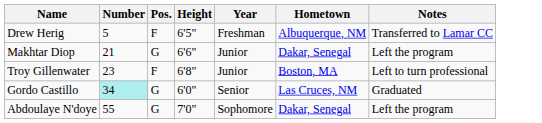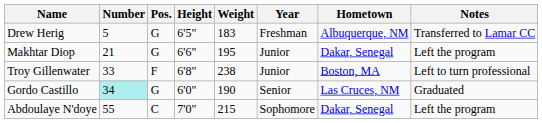+ column: (236, 14)
(154, 33) F -> (155, 33) G
(108, 71) 23 -> (108, 71) 33
(155, 109) G -> (155, 109) C
